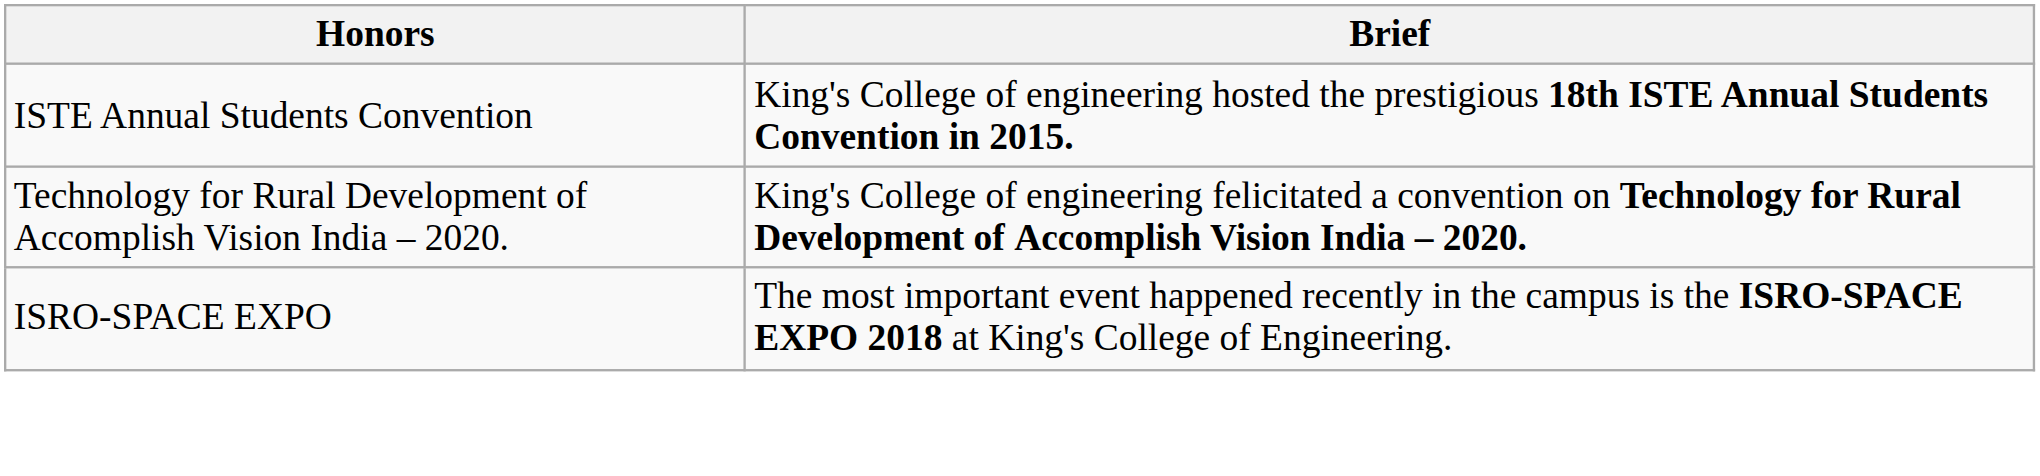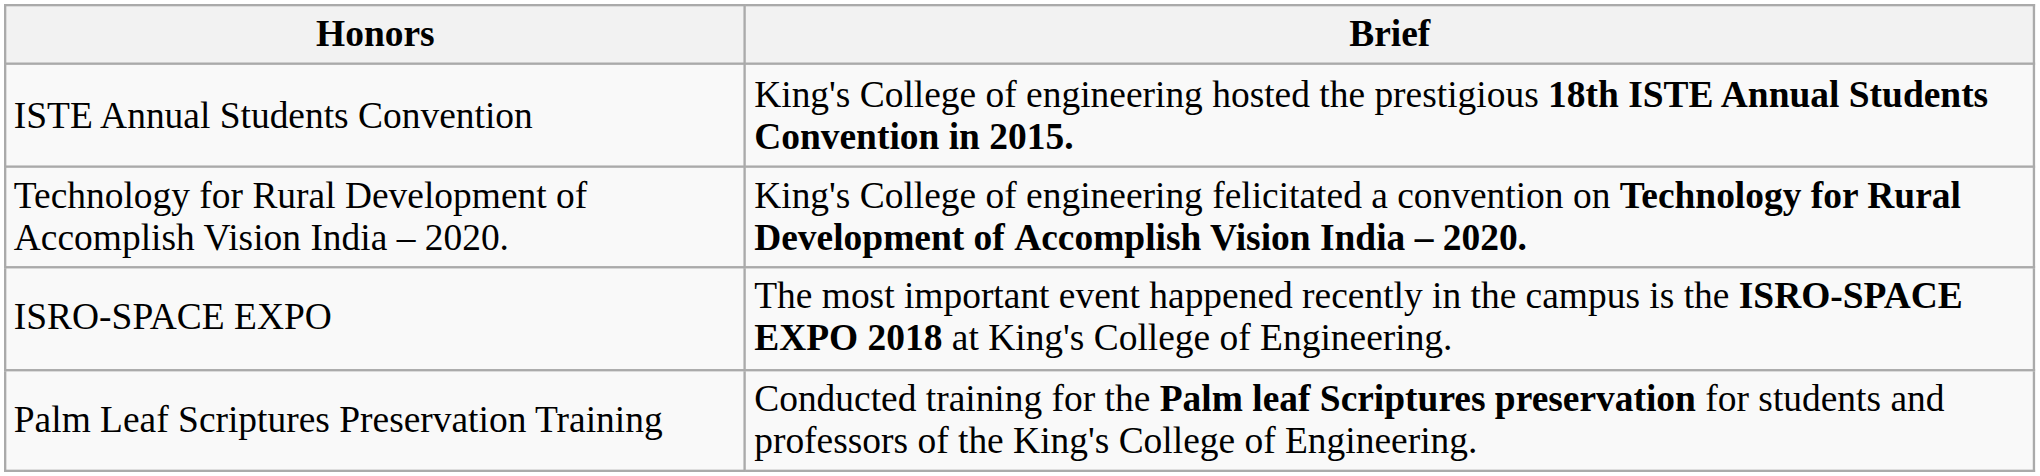+ row: (338, 419)
